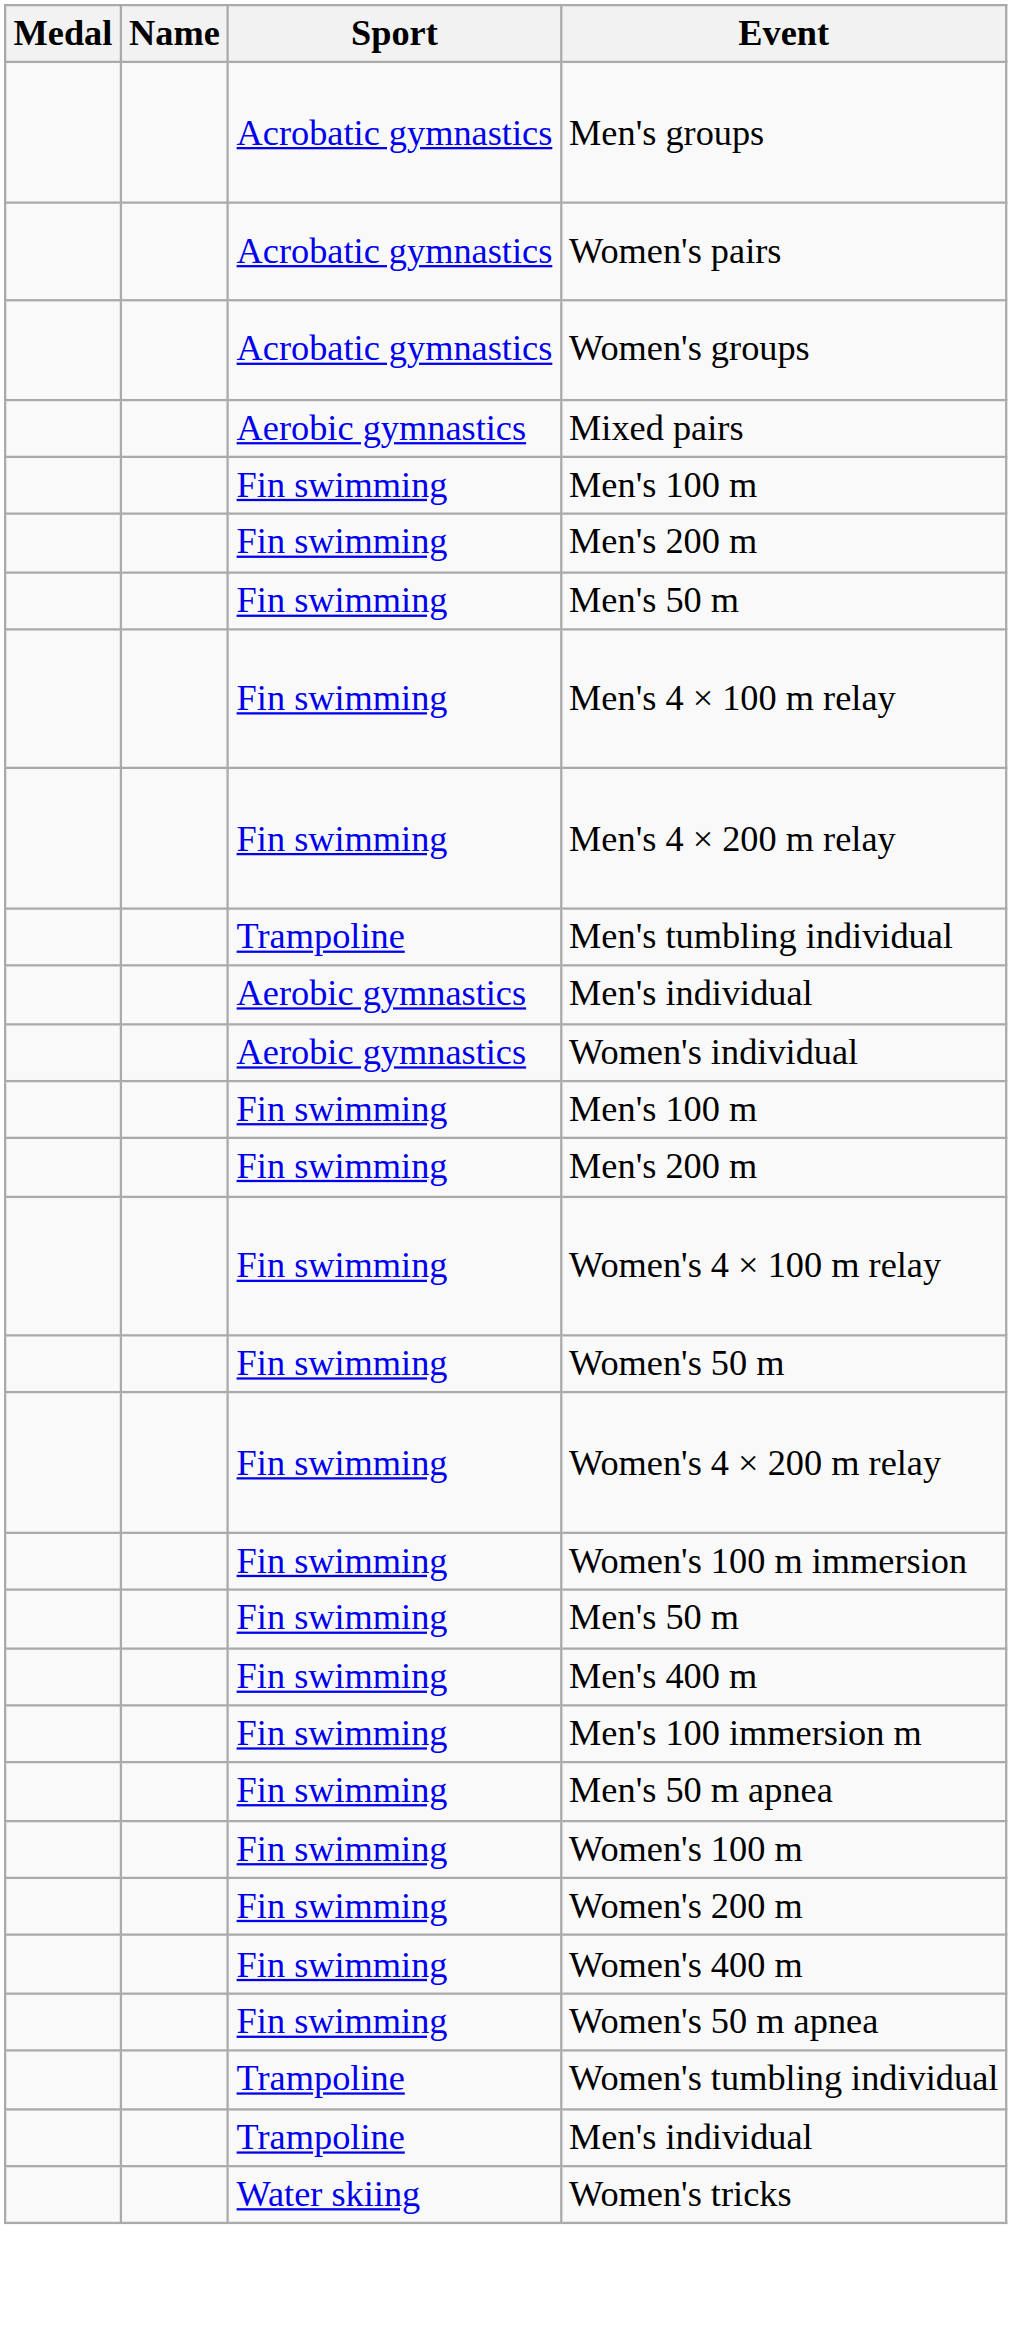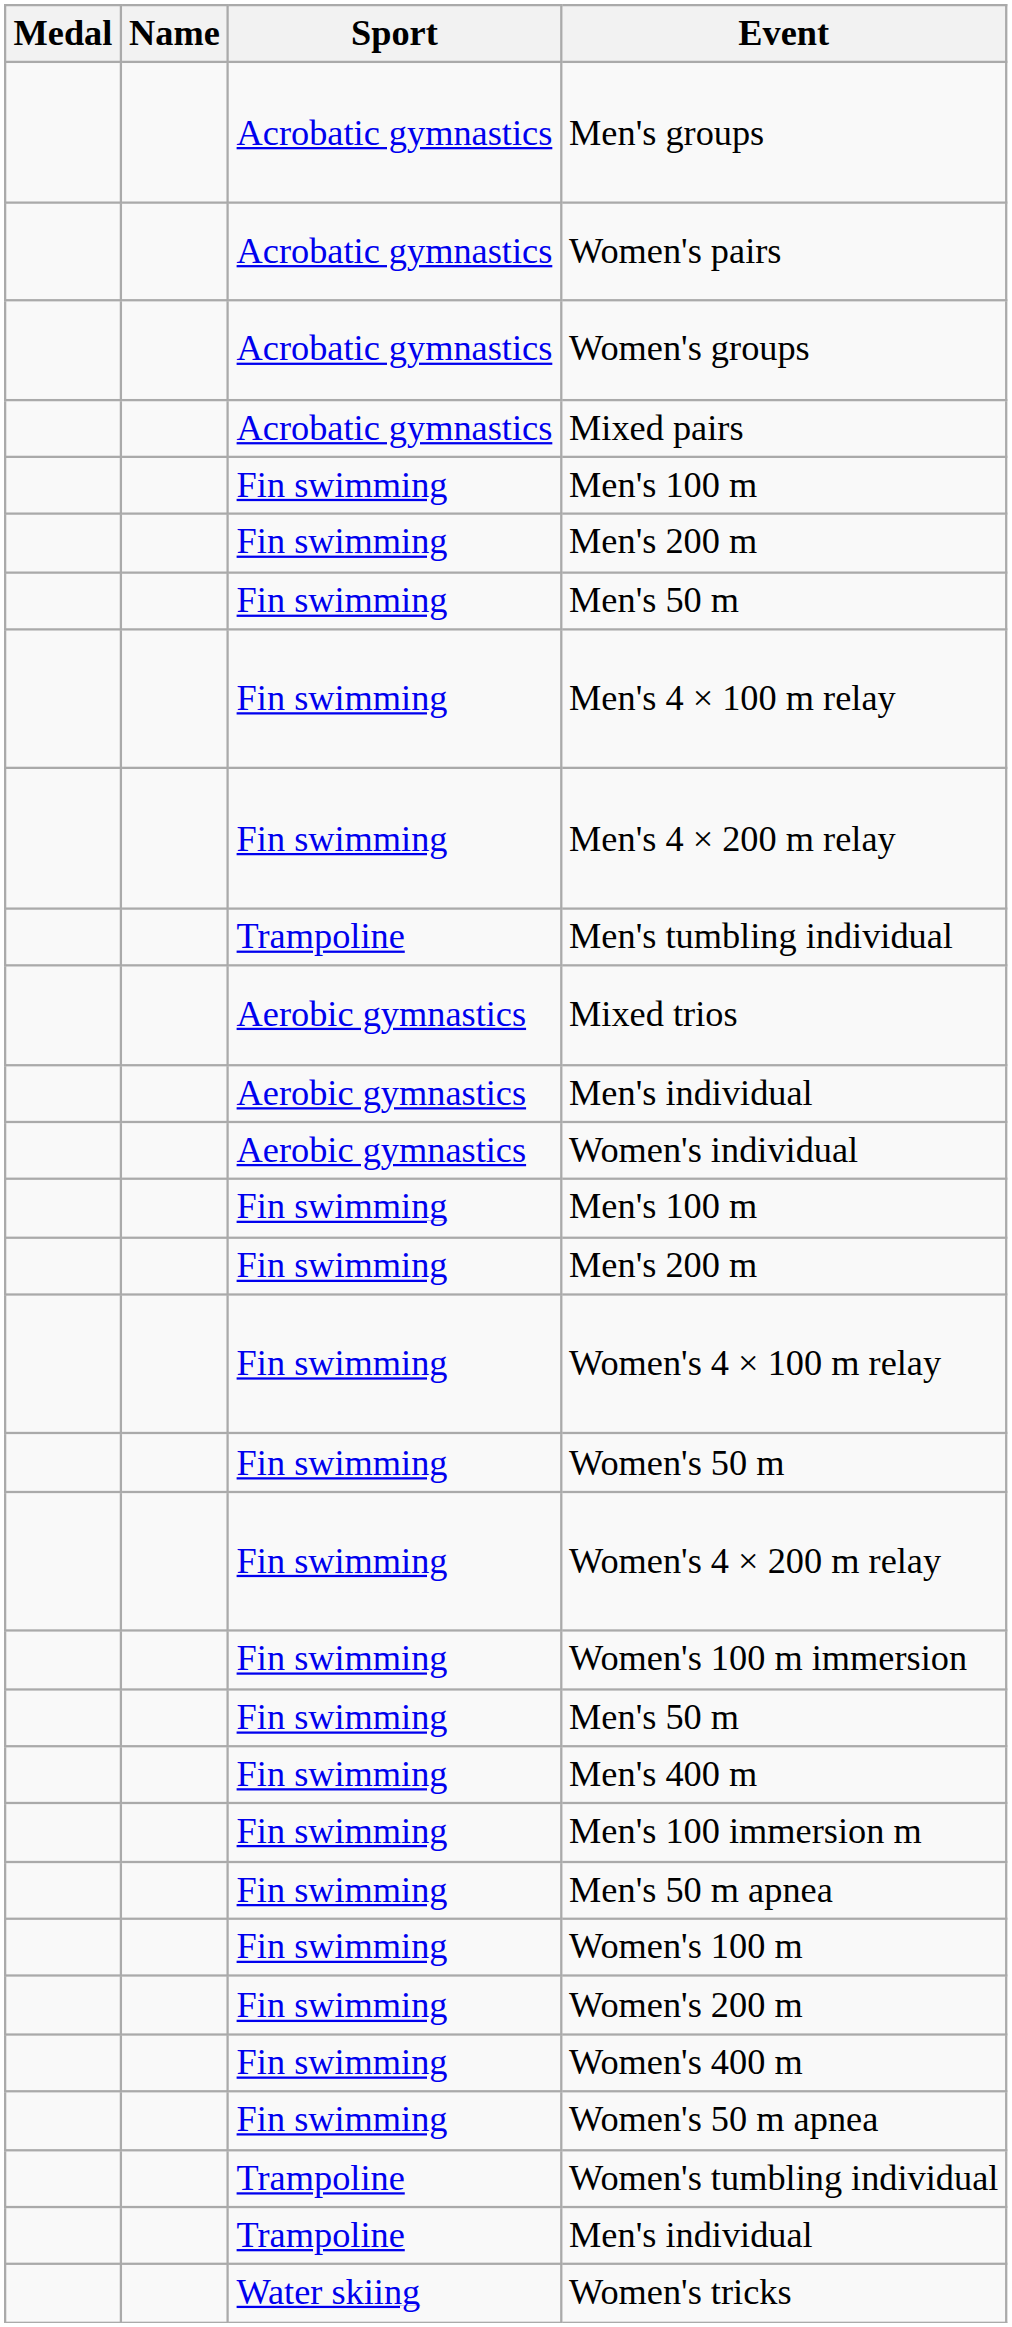+ row: (394, 427)
- row: (381, 427)
+ row: (381, 1014)
